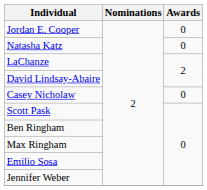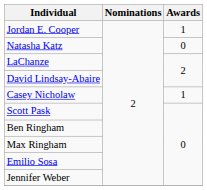(183, 29) 0 -> (183, 29) 1
(183, 95) 0 -> (183, 95) 1
